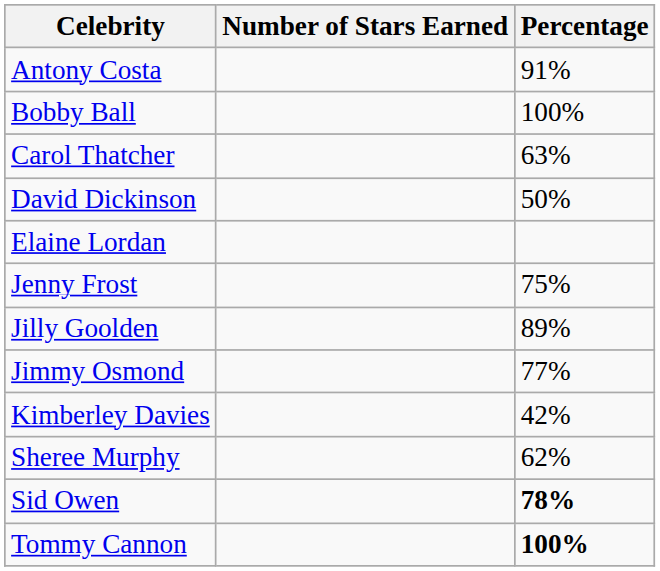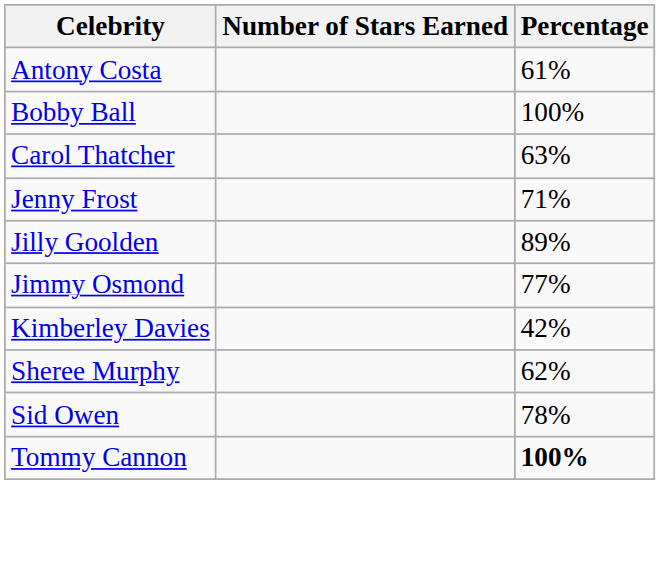(546, 69) 91% -> (546, 69) 61%
- row: (104, 198)
- row: (89, 241)
(546, 284) 75% -> (546, 198) 71%
(548, 500) bold -> (546, 414) normal
